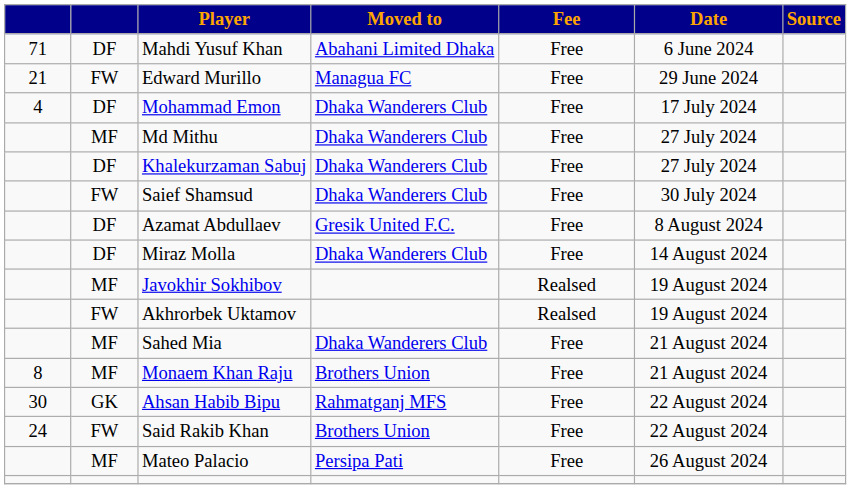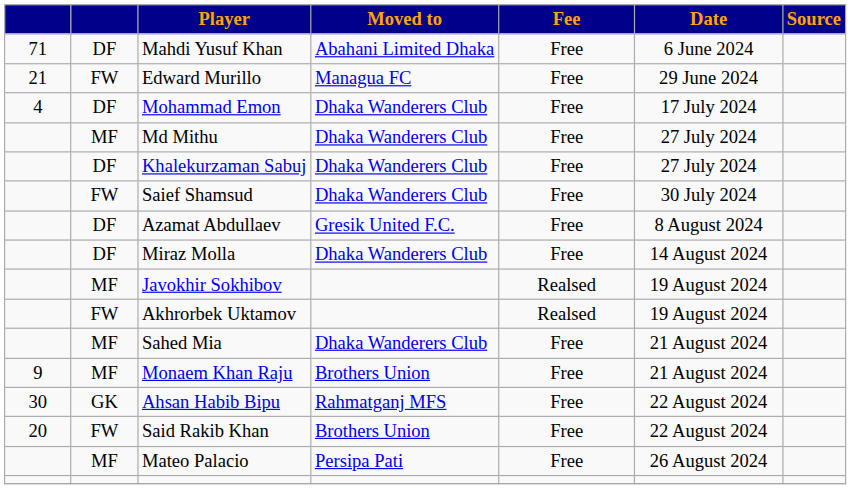(38, 372) 8 -> (38, 372) 9
(38, 431) 24 -> (38, 431) 20
